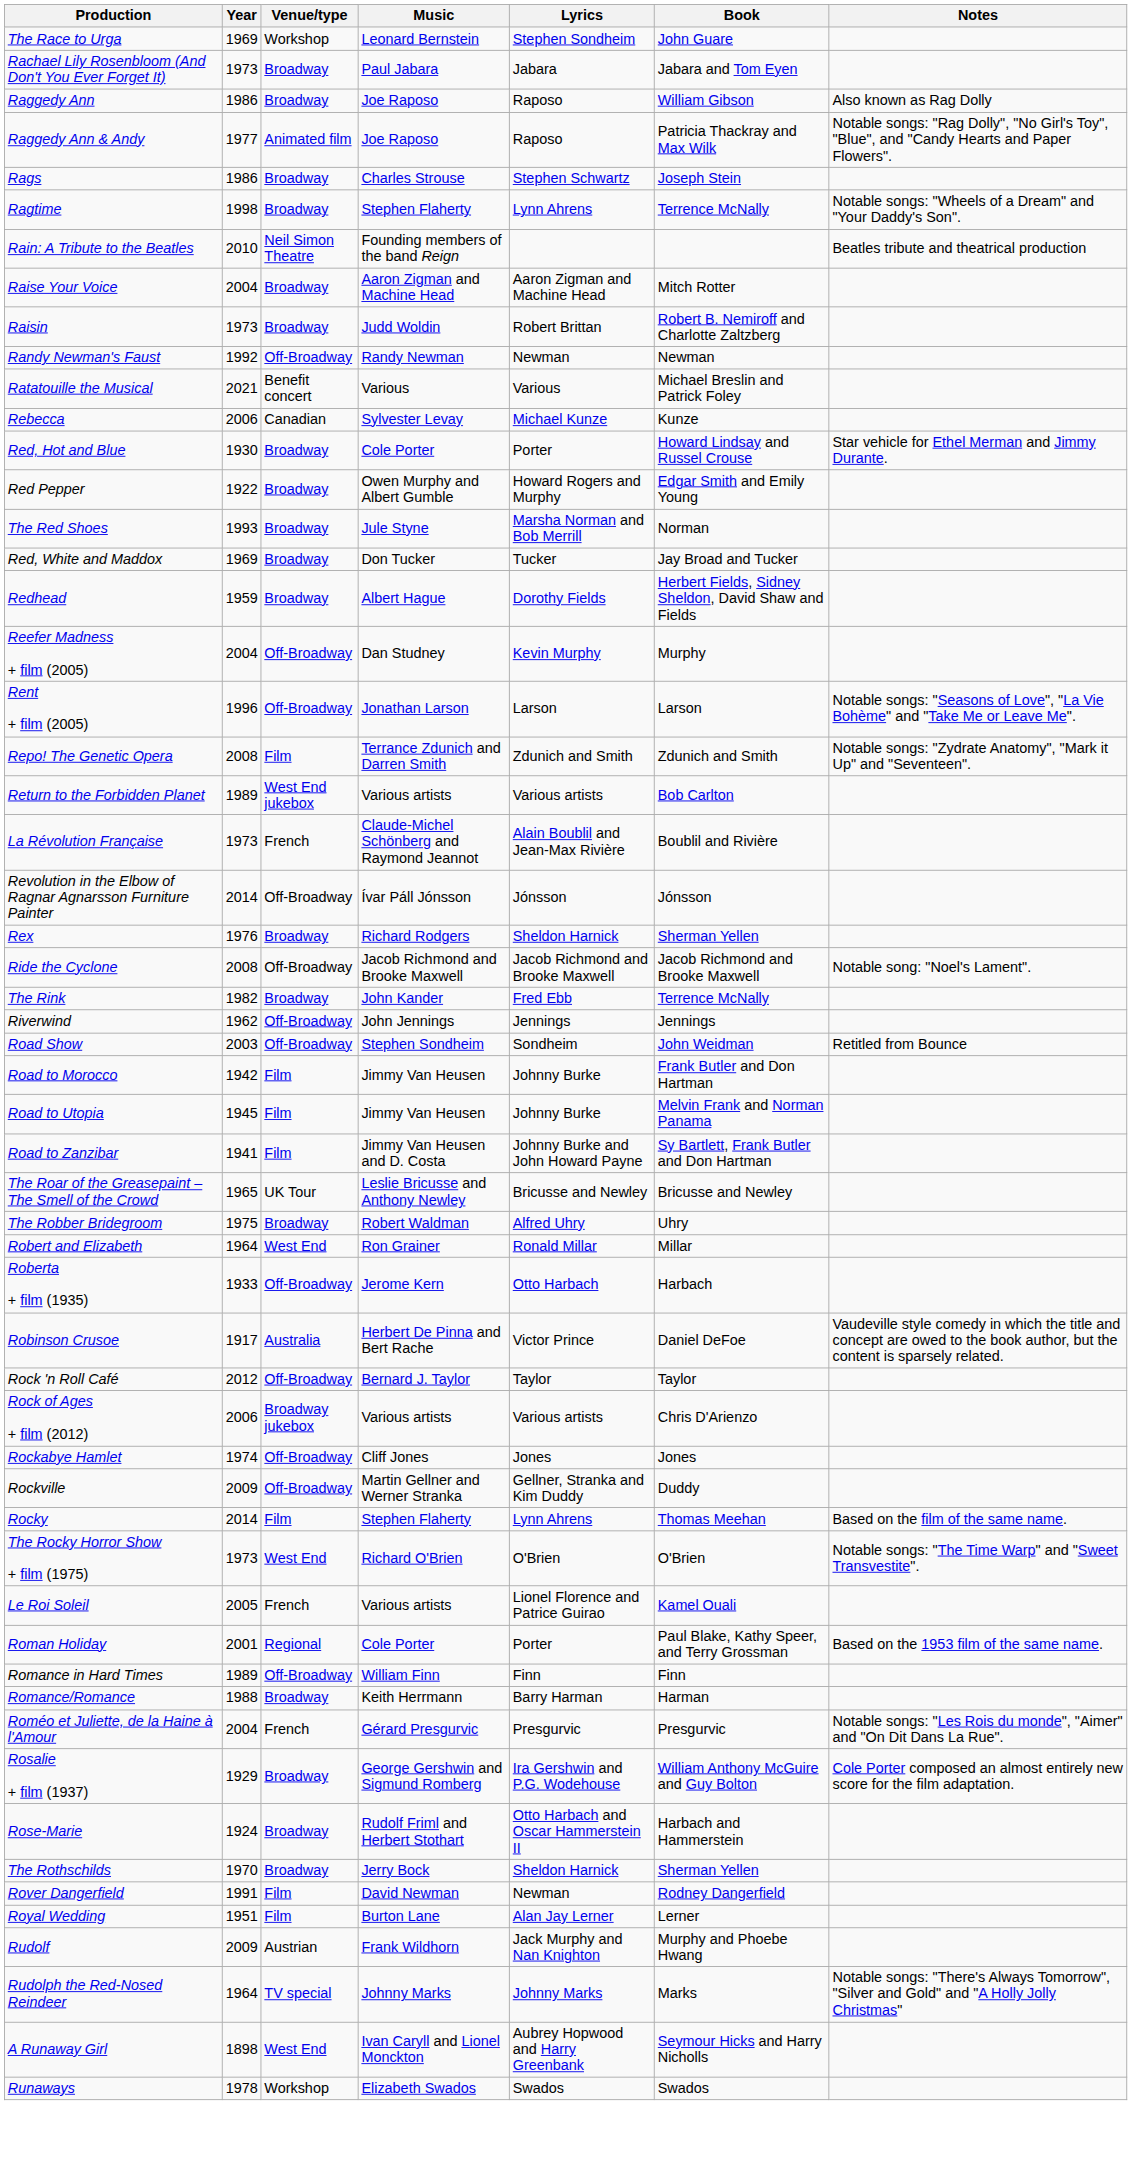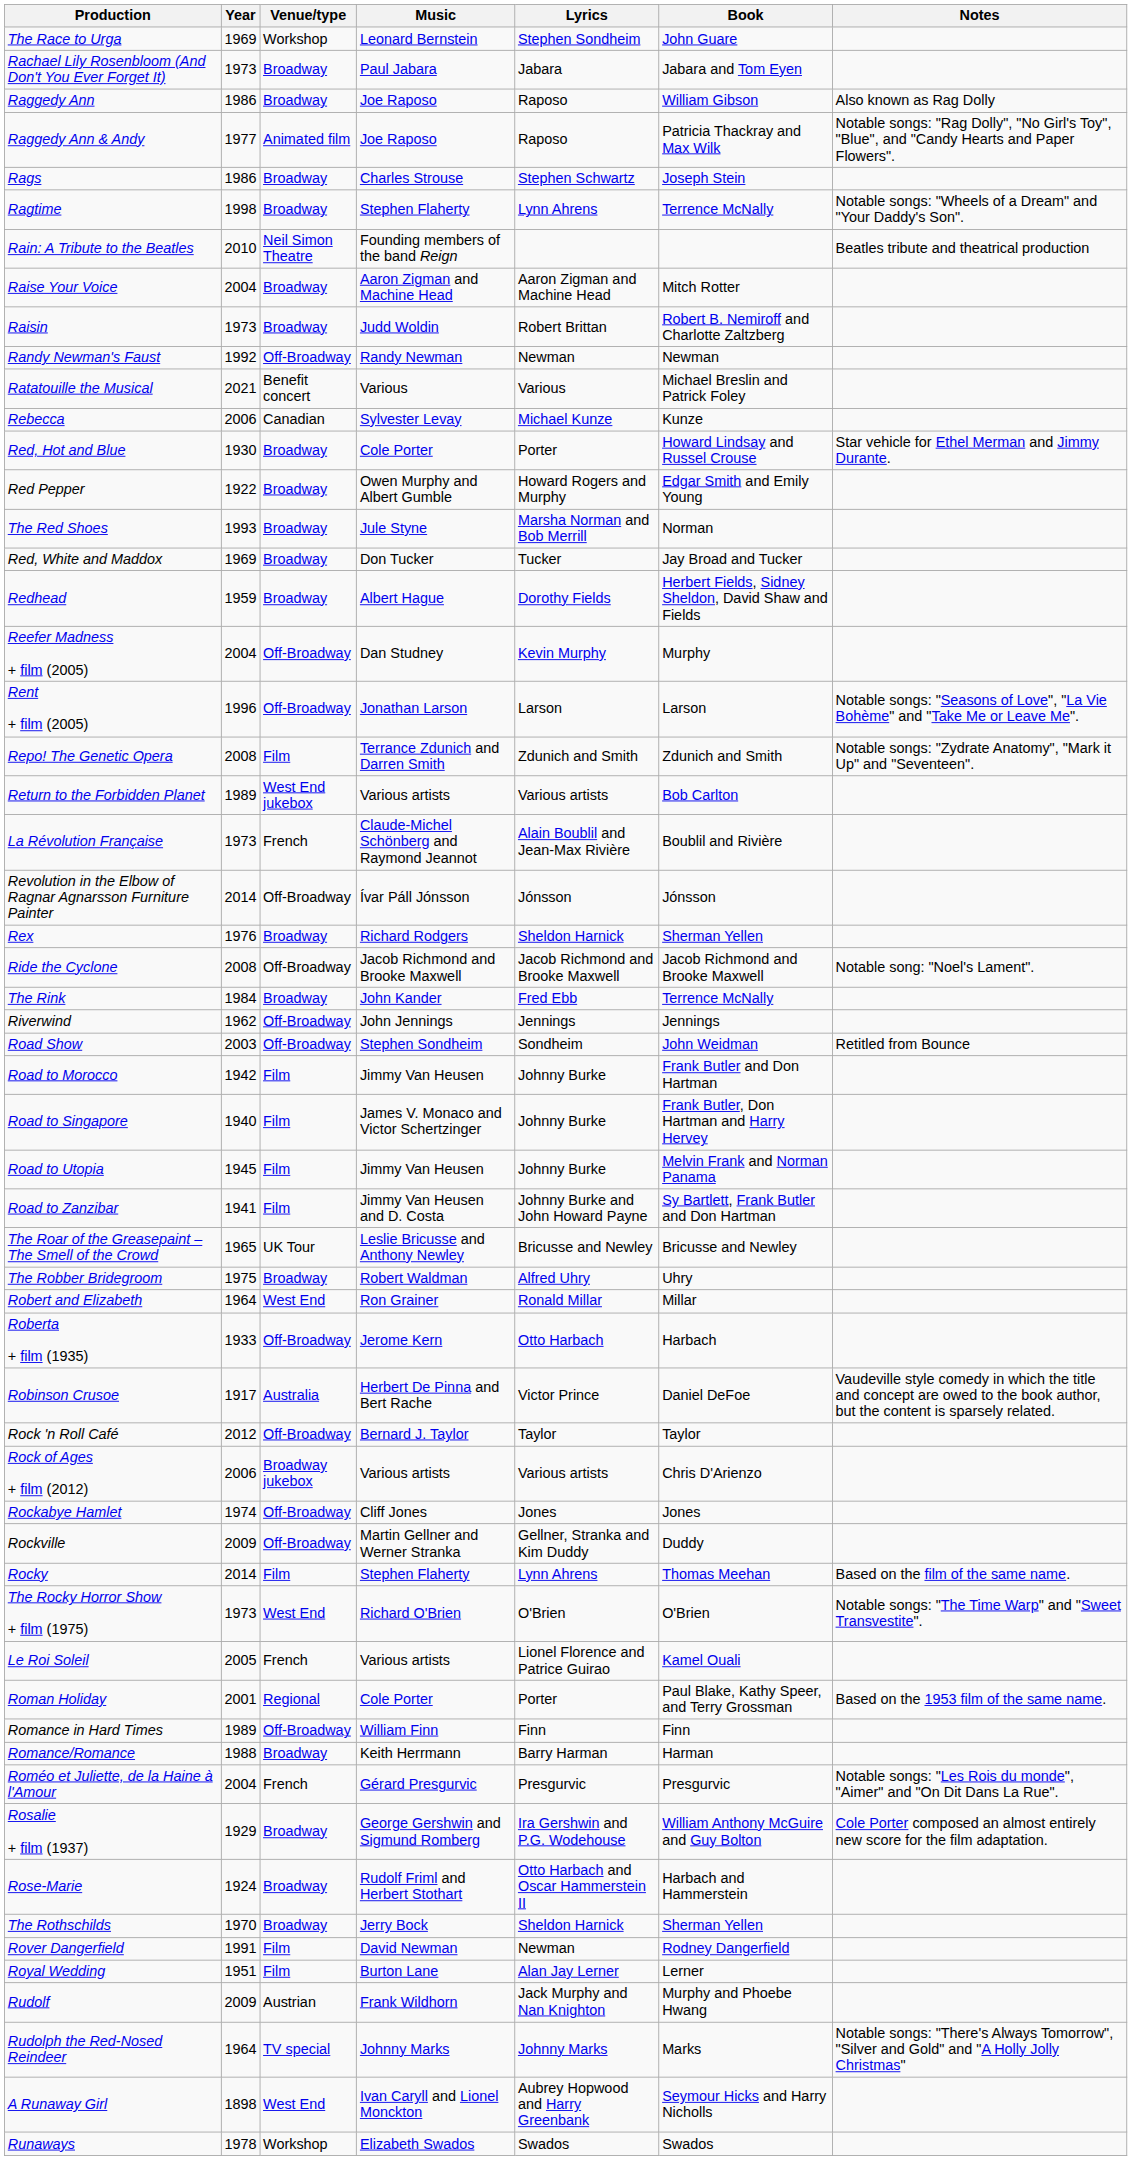(242, 998) 1982 -> (240, 998) 1984
+ row: (68, 1122)
